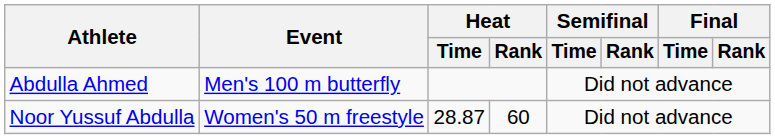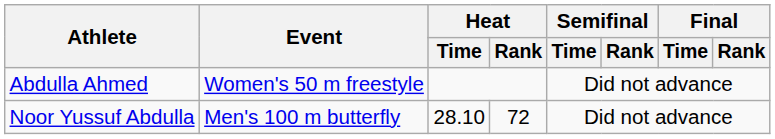(302, 85) Men's 100 m butterfly -> (314, 85) Women's 50 m freestyle
(314, 117) Women's 50 m freestyle -> (302, 117) Men's 100 m butterfly
(459, 117) 28.87 -> (459, 117) 28.10
(518, 117) 60 -> (518, 117) 72
